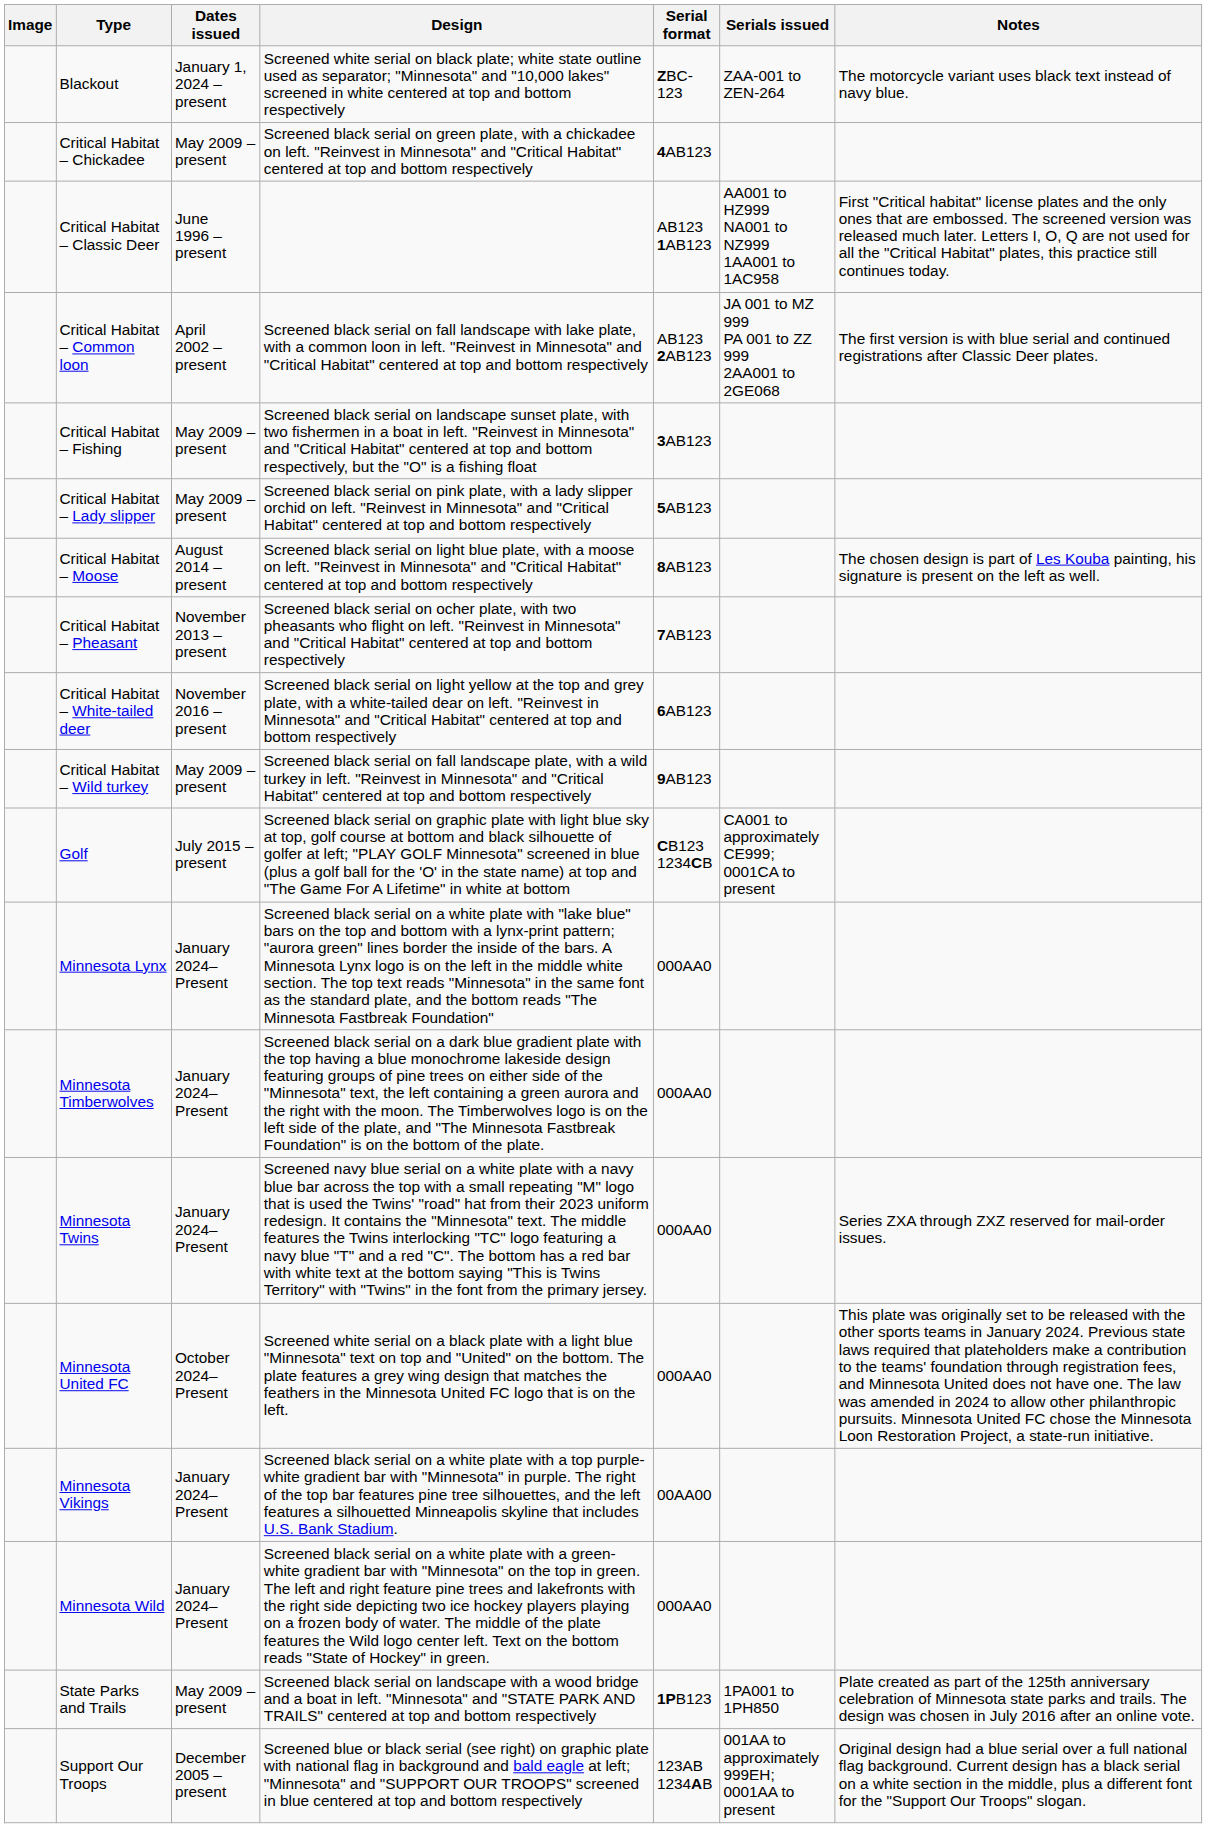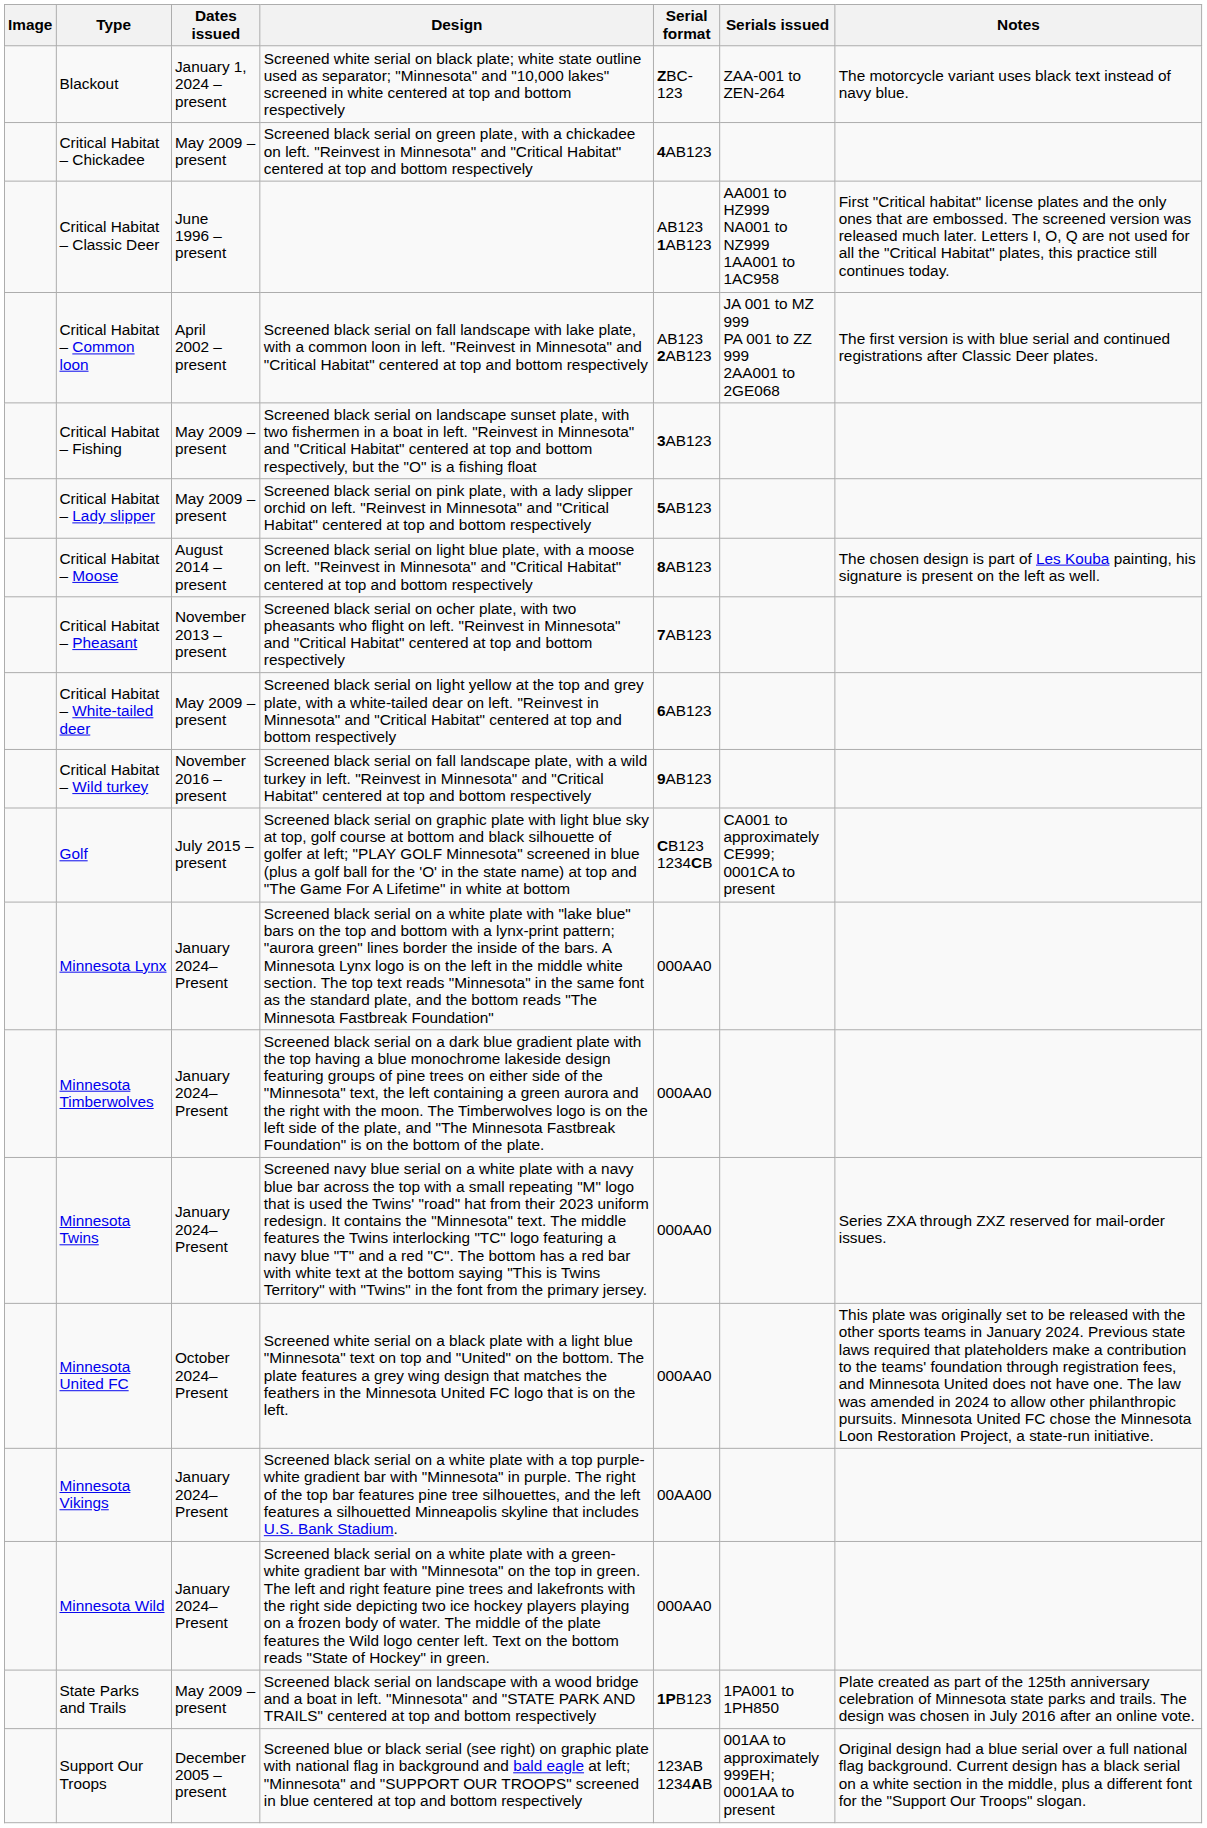(210, 711) November 2016 – present -> (215, 711) May 2009 – present
(215, 778) May 2009 – present -> (210, 778) November 2016 – present
